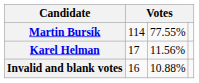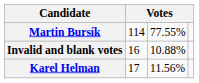rows swapped: (65, 50) <-> (65, 68)
